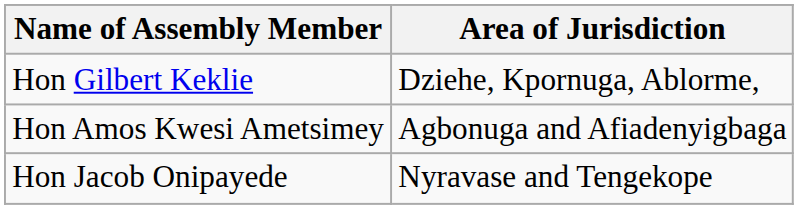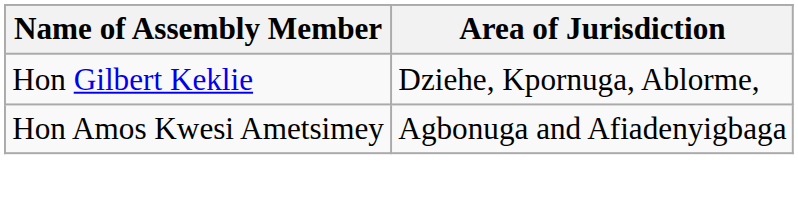- row: (150, 177)
